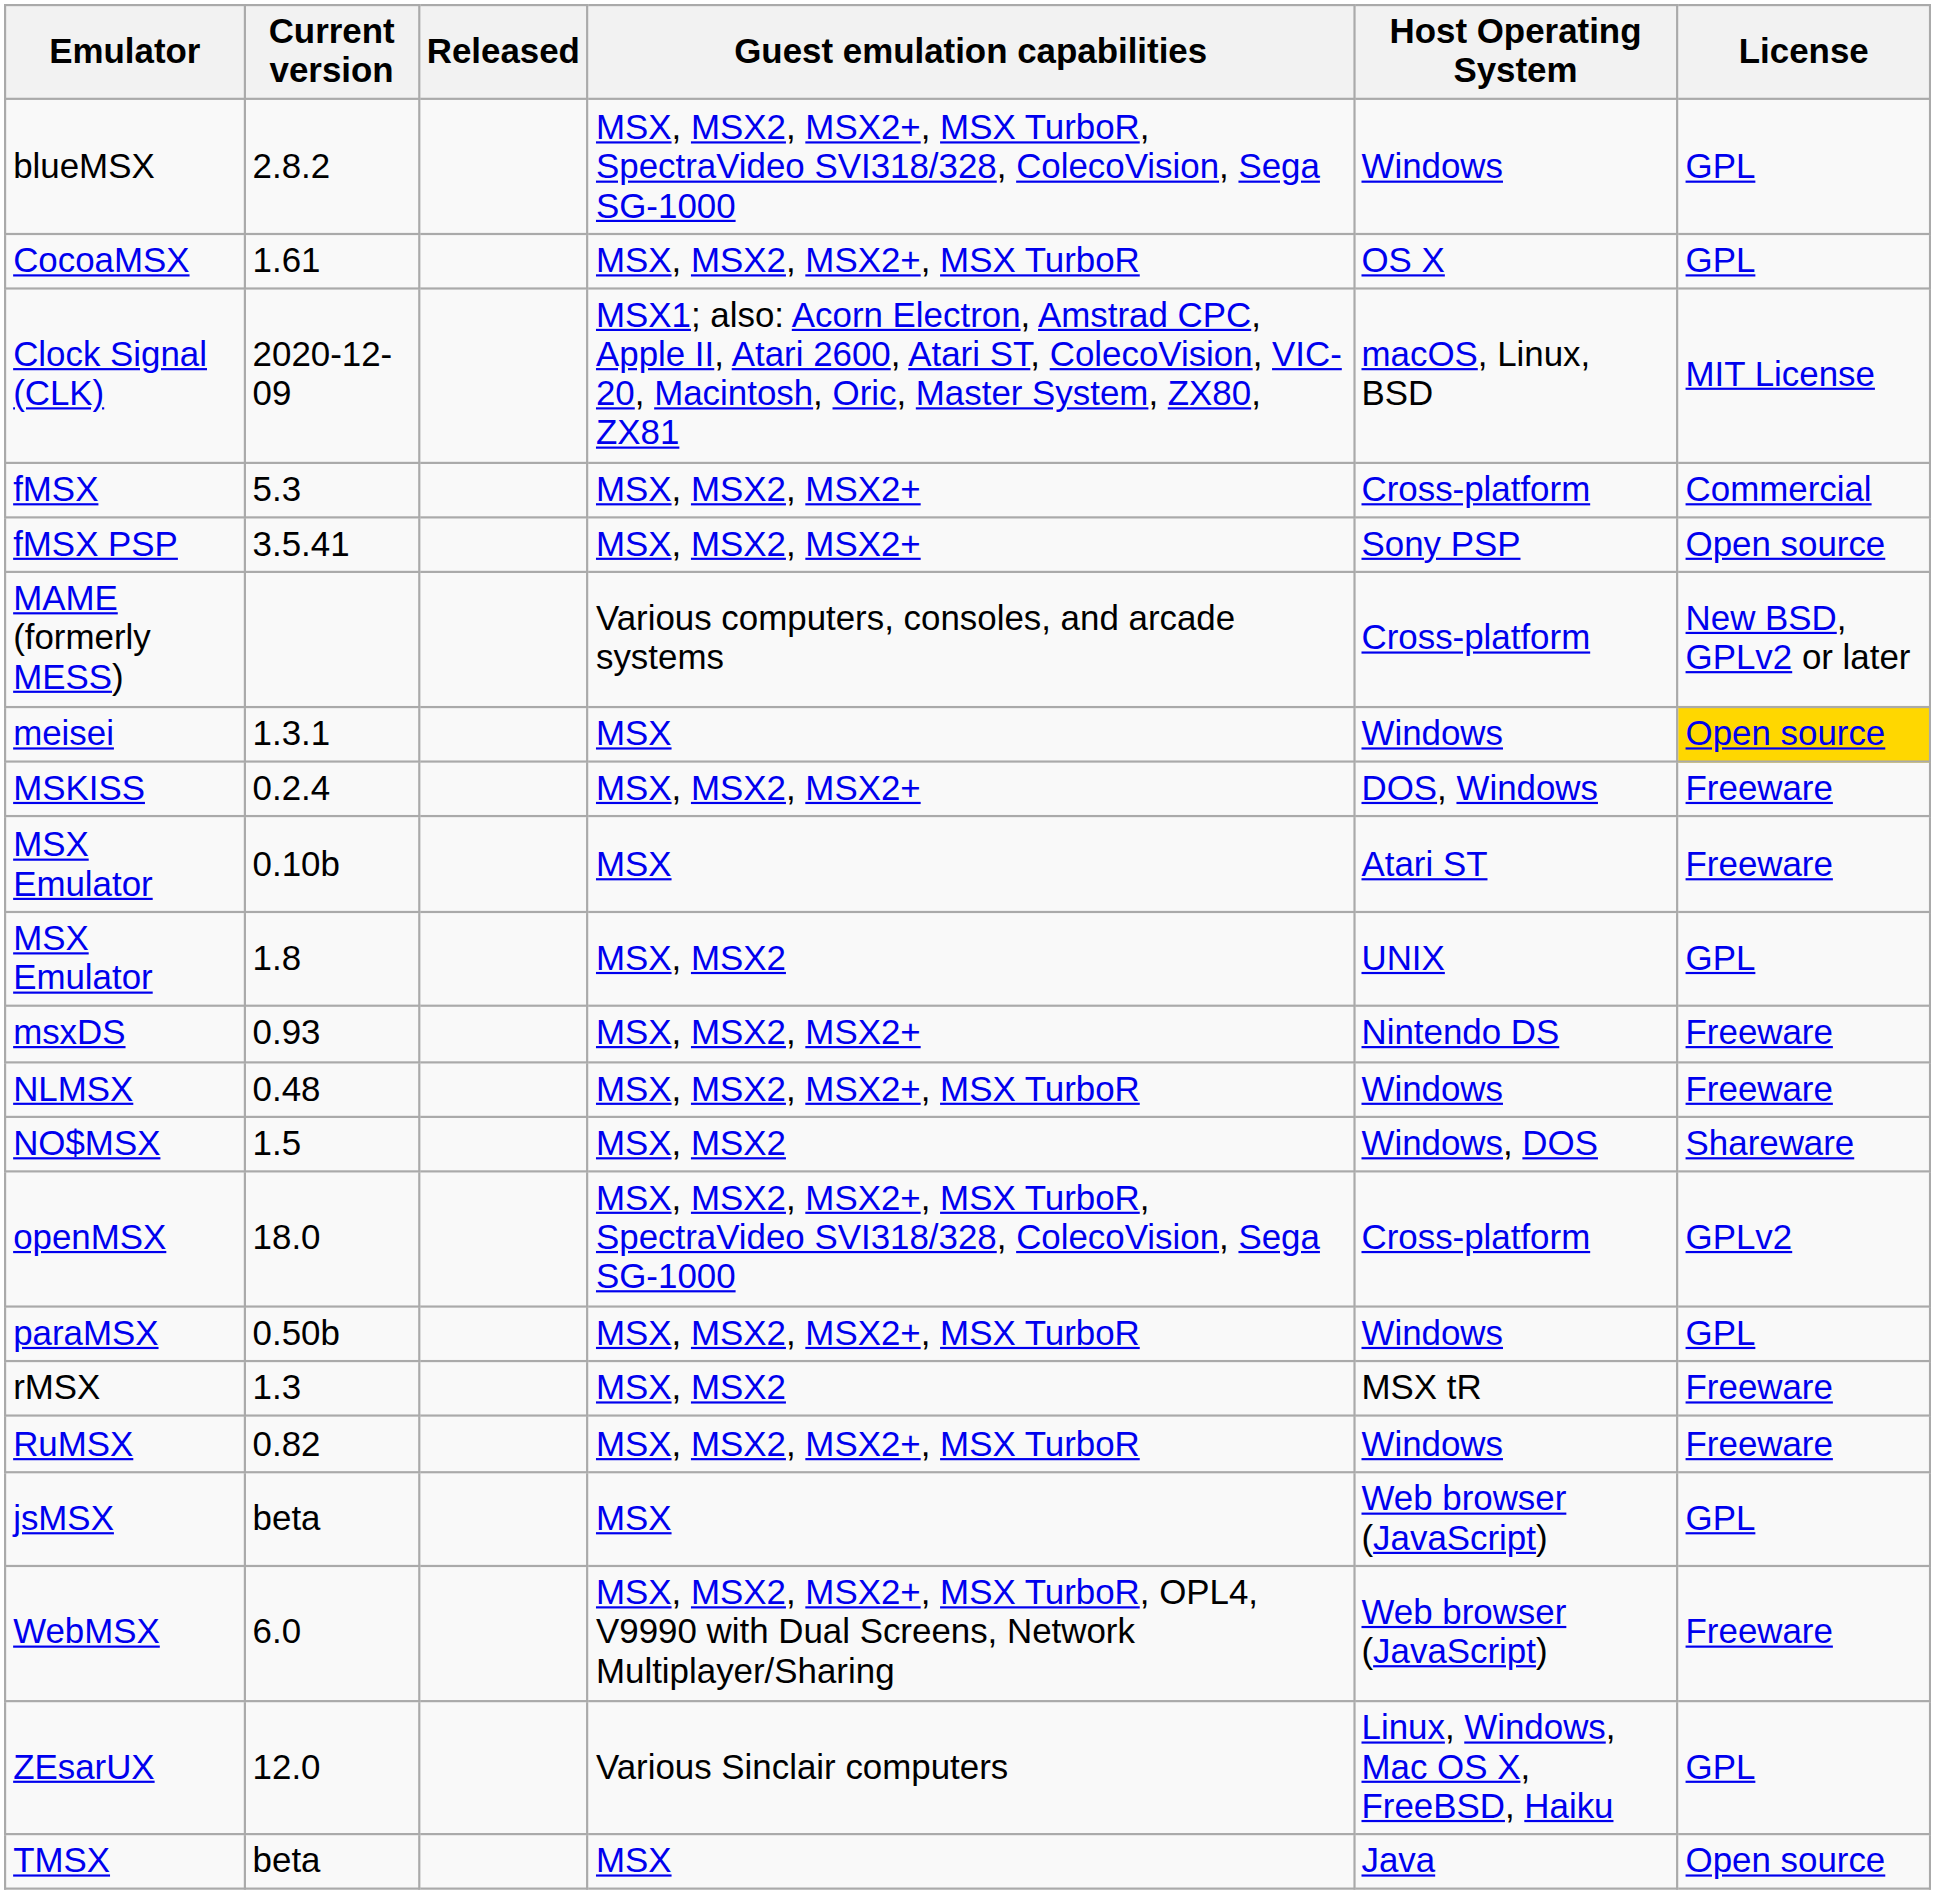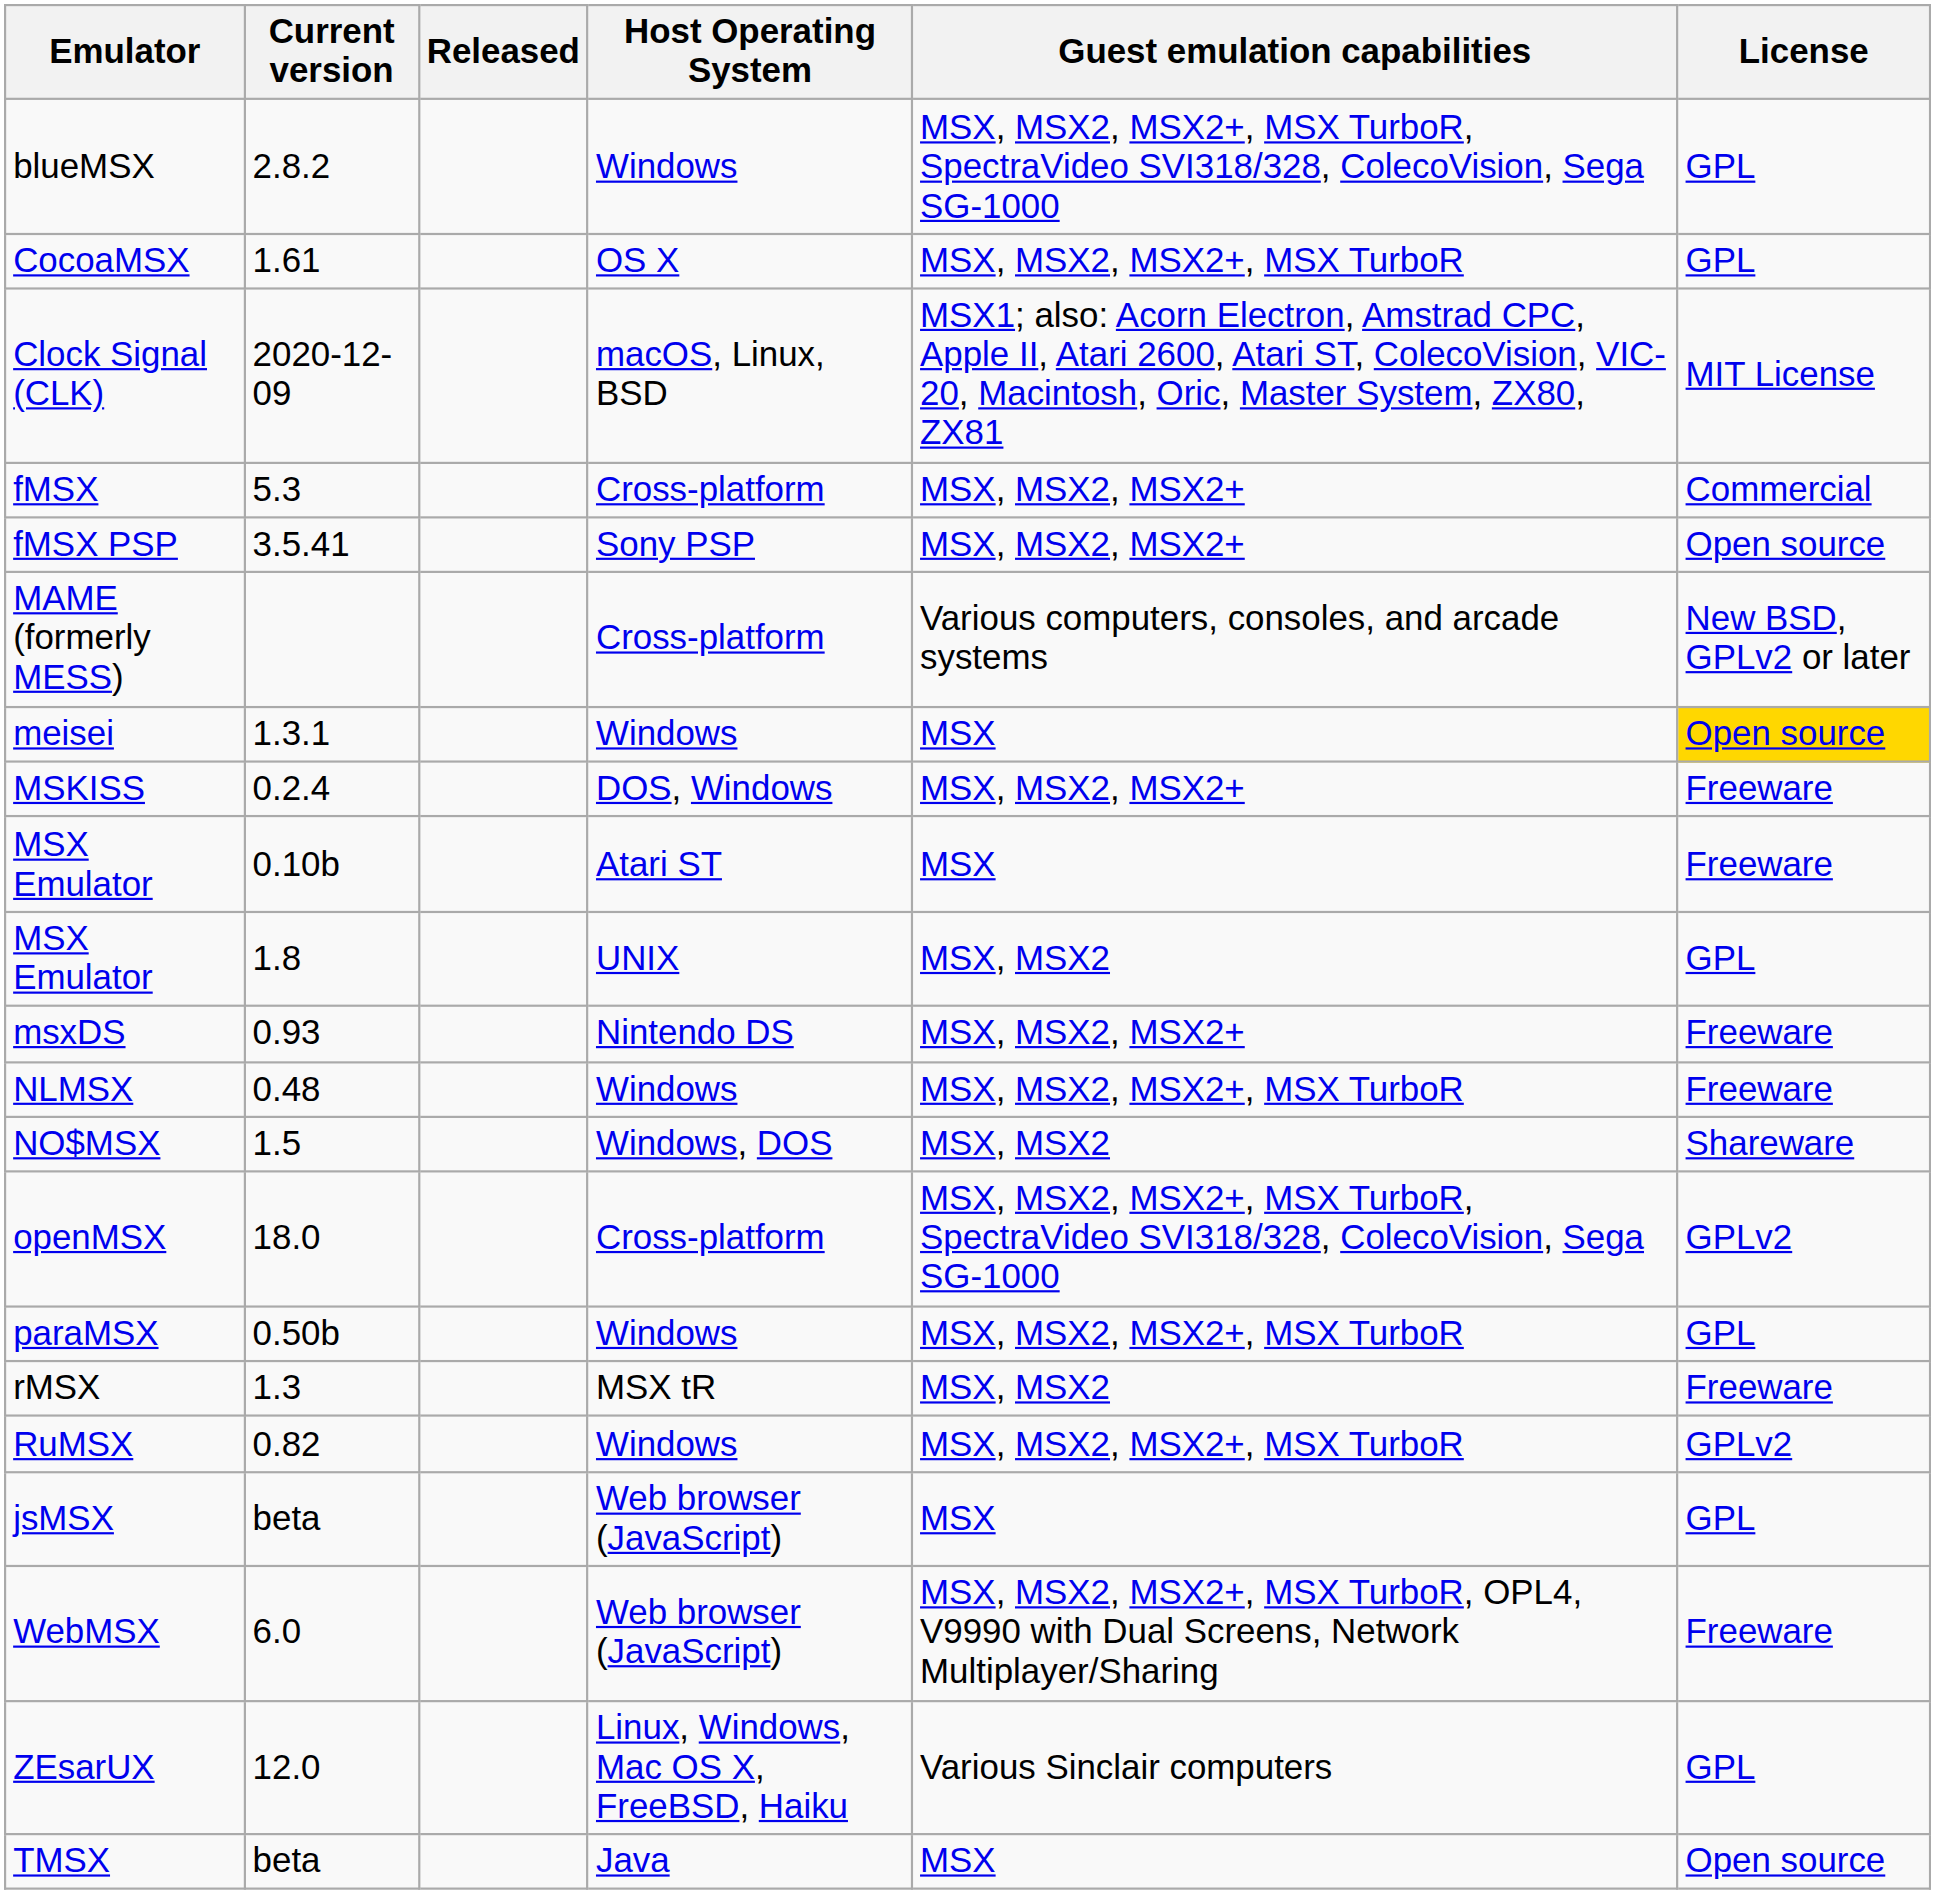columns swapped: (971, 51) <-> (1515, 51)
(1759, 1443) Freeware -> (1739, 1443) GPLv2
